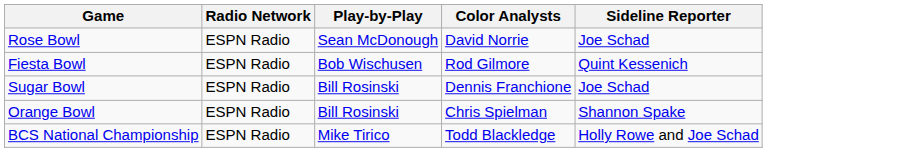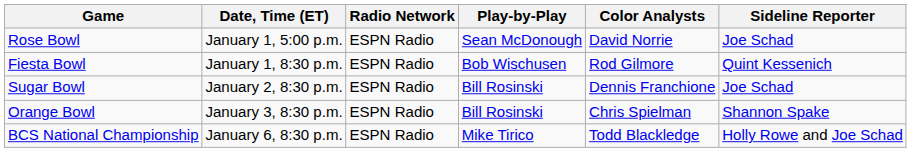+ column: (274, 16)
